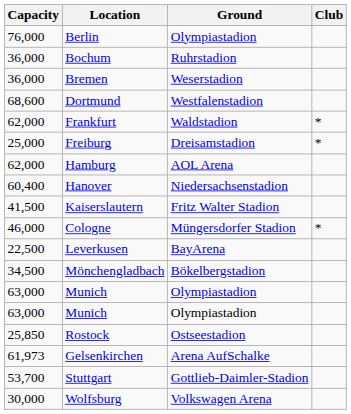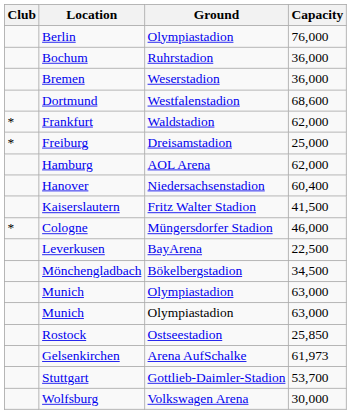columns swapped: (329, 15) <-> (33, 15)
